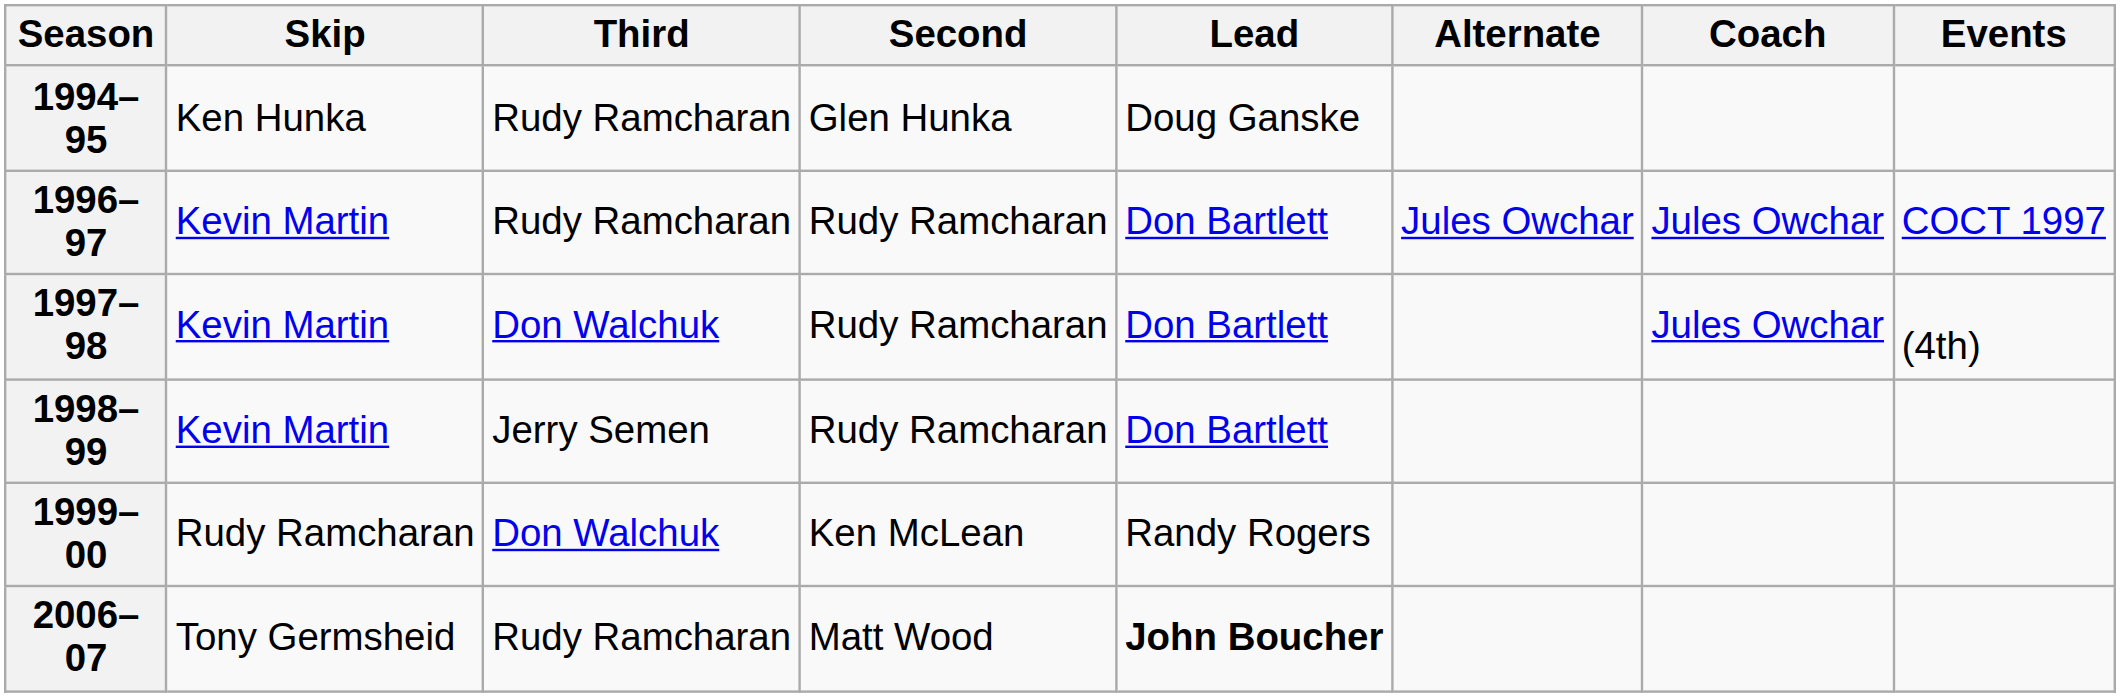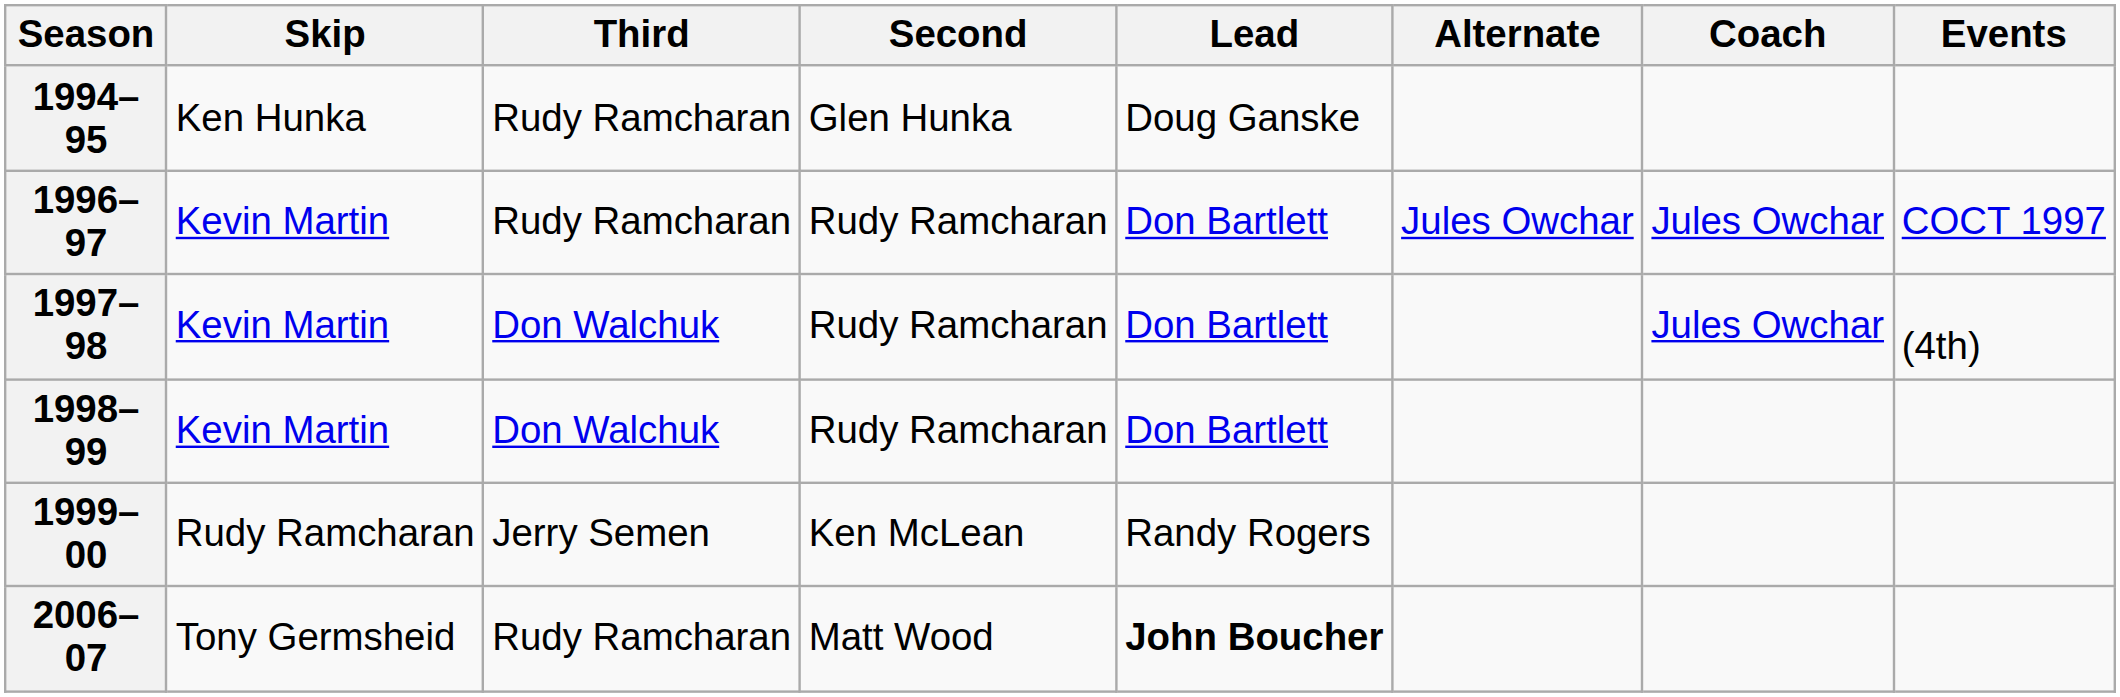(601, 429) Jerry Semen -> (606, 429) Don Walchuk
(606, 533) Don Walchuk -> (601, 533) Jerry Semen
